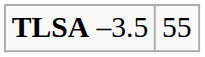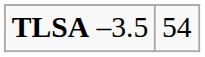(177, 27) 55 -> (177, 27) 54
